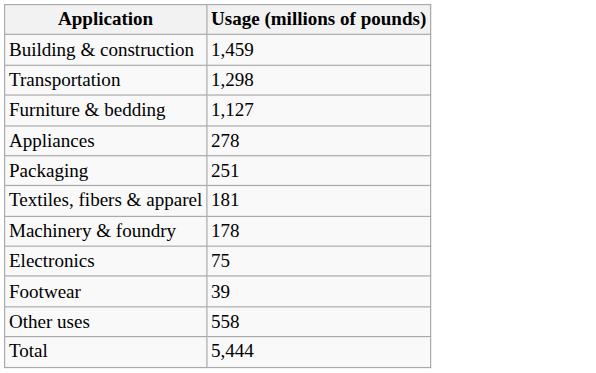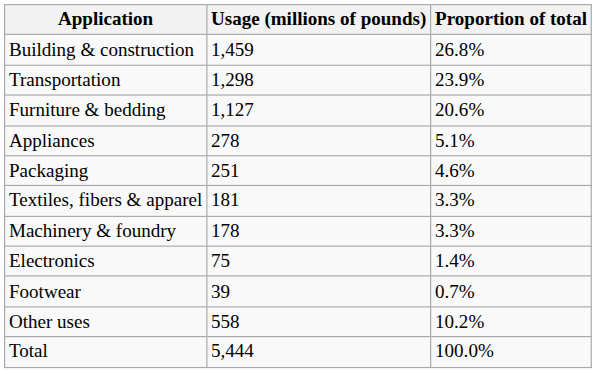+ column: (511, 19)
